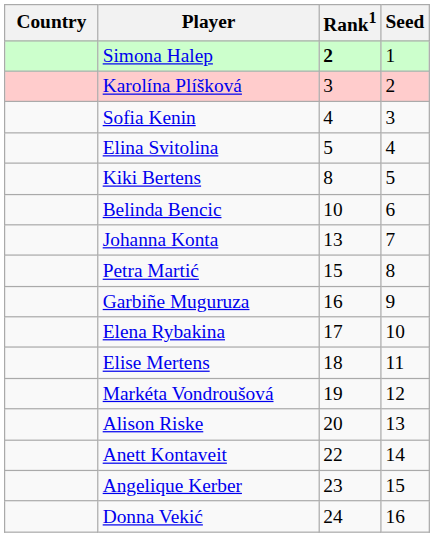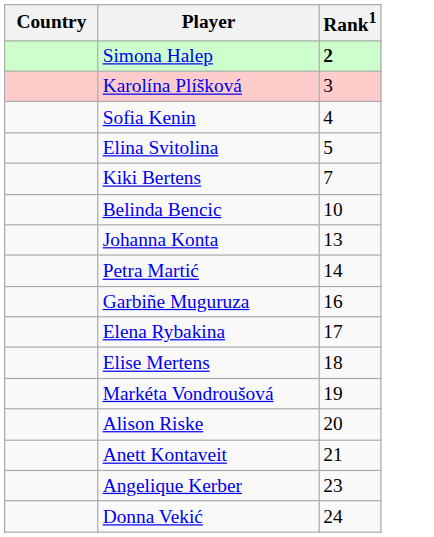- column: (405, 22)
(328, 178) 8 -> (328, 178) 7
(333, 270) 15 -> (333, 270) 14
(333, 454) 22 -> (333, 454) 21
